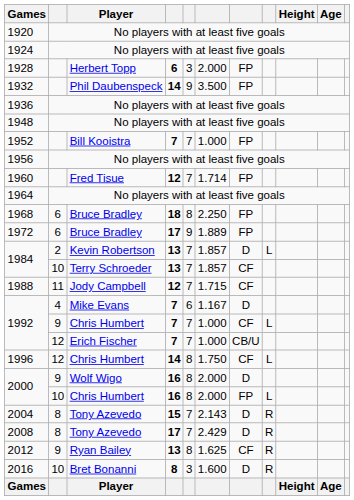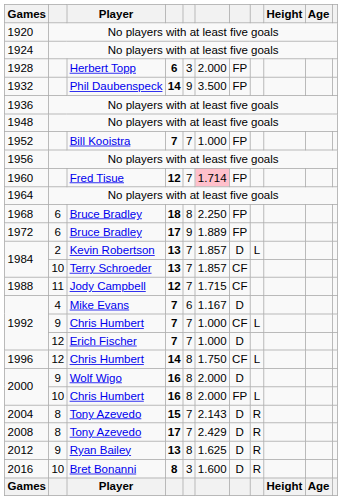(212, 178) no background -> (212, 178) pink background
(246, 341) CB/U -> (240, 341) D
(246, 451) CF -> (240, 451) D
